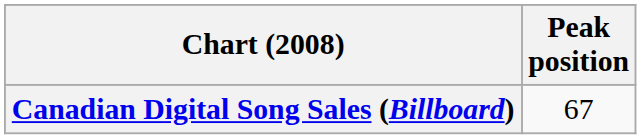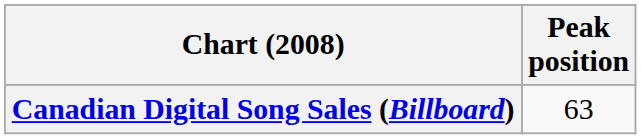(579, 108) 67 -> (579, 108) 63
